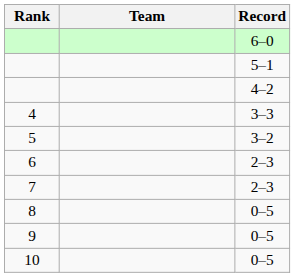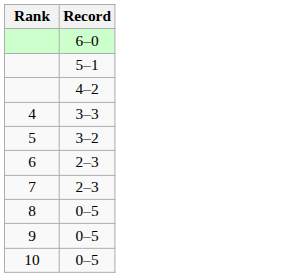- column: (147, 16)
